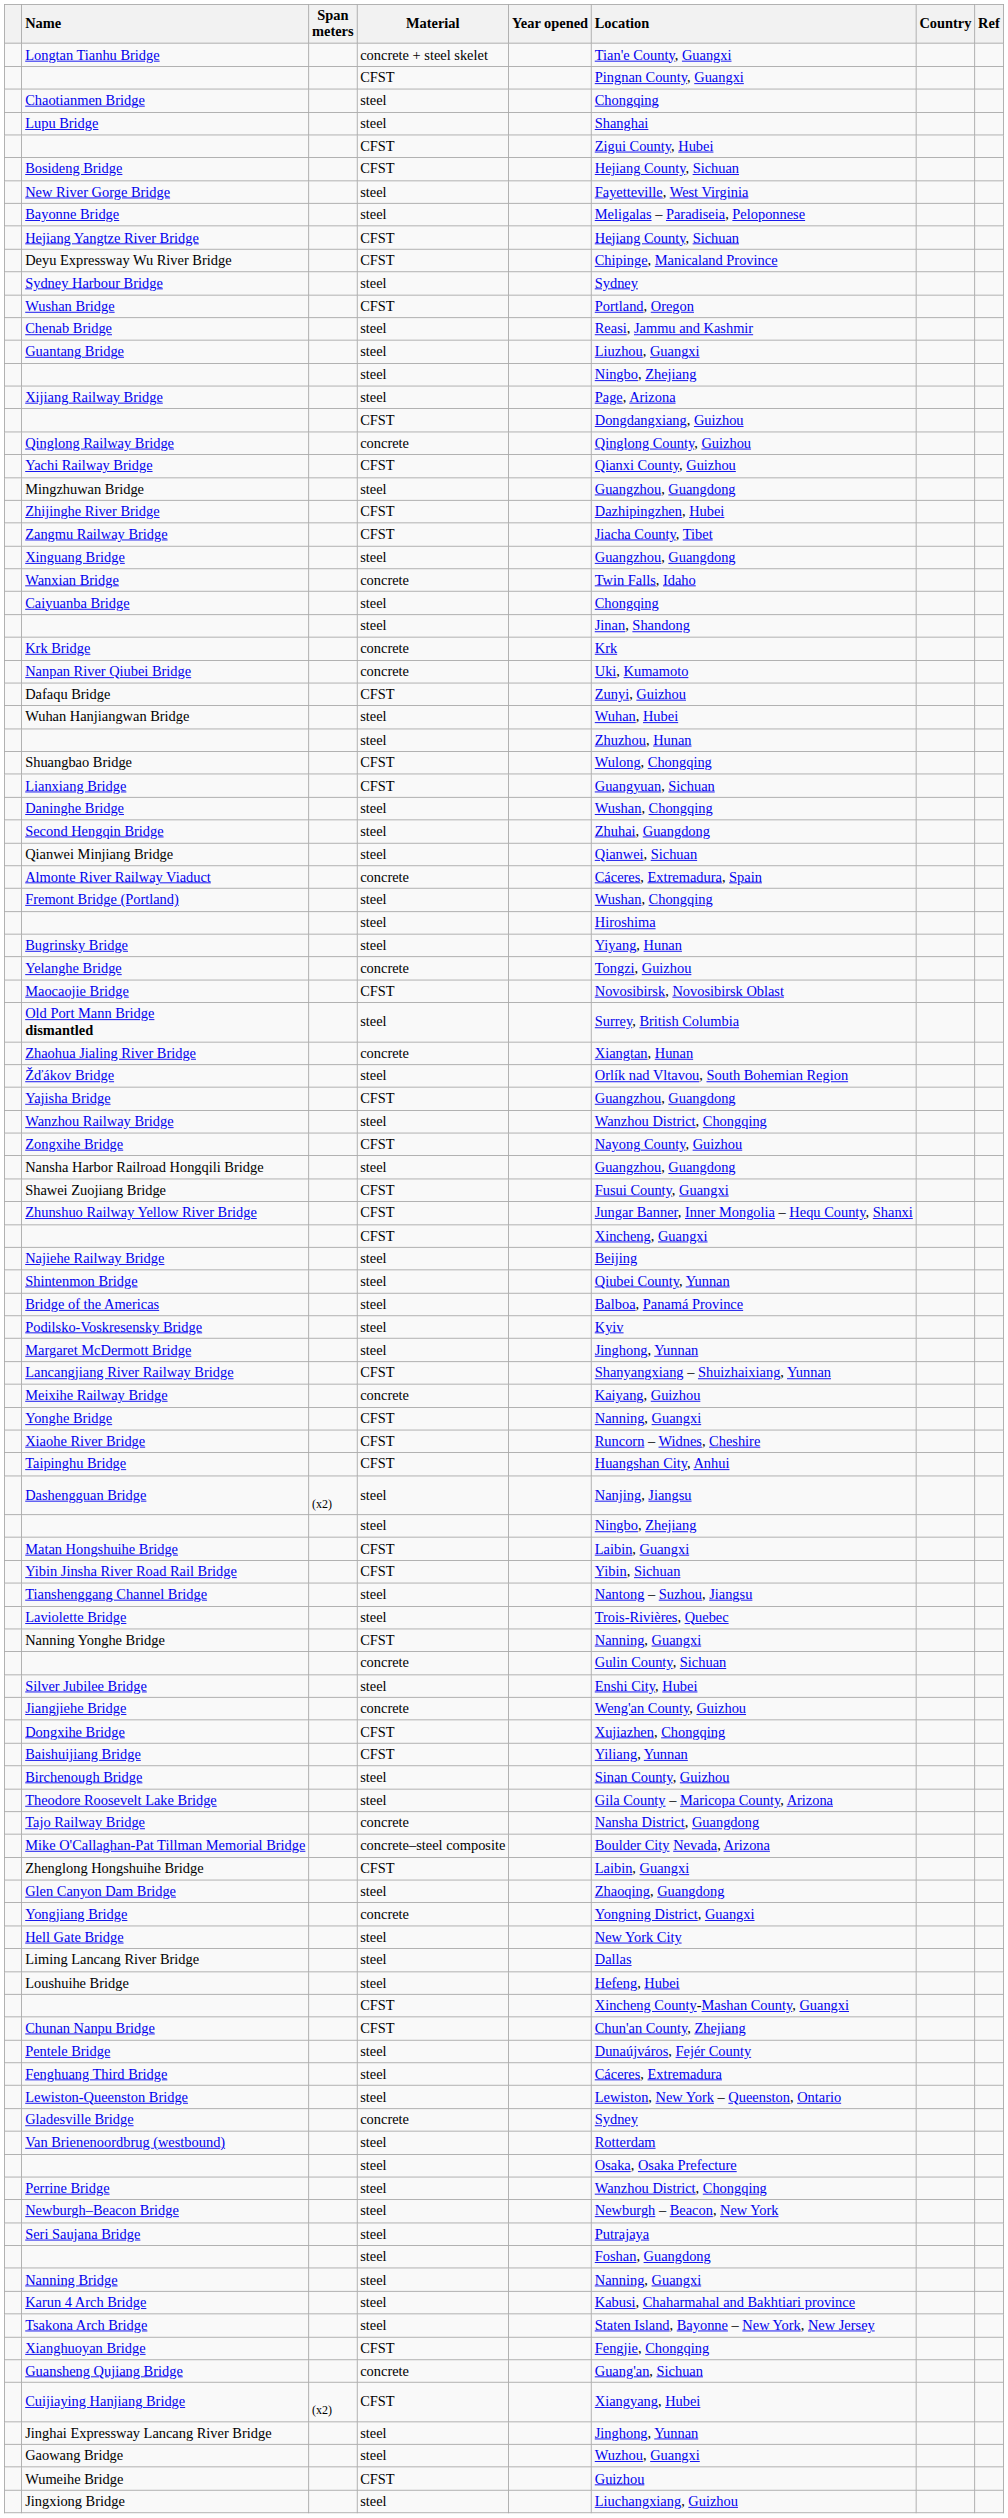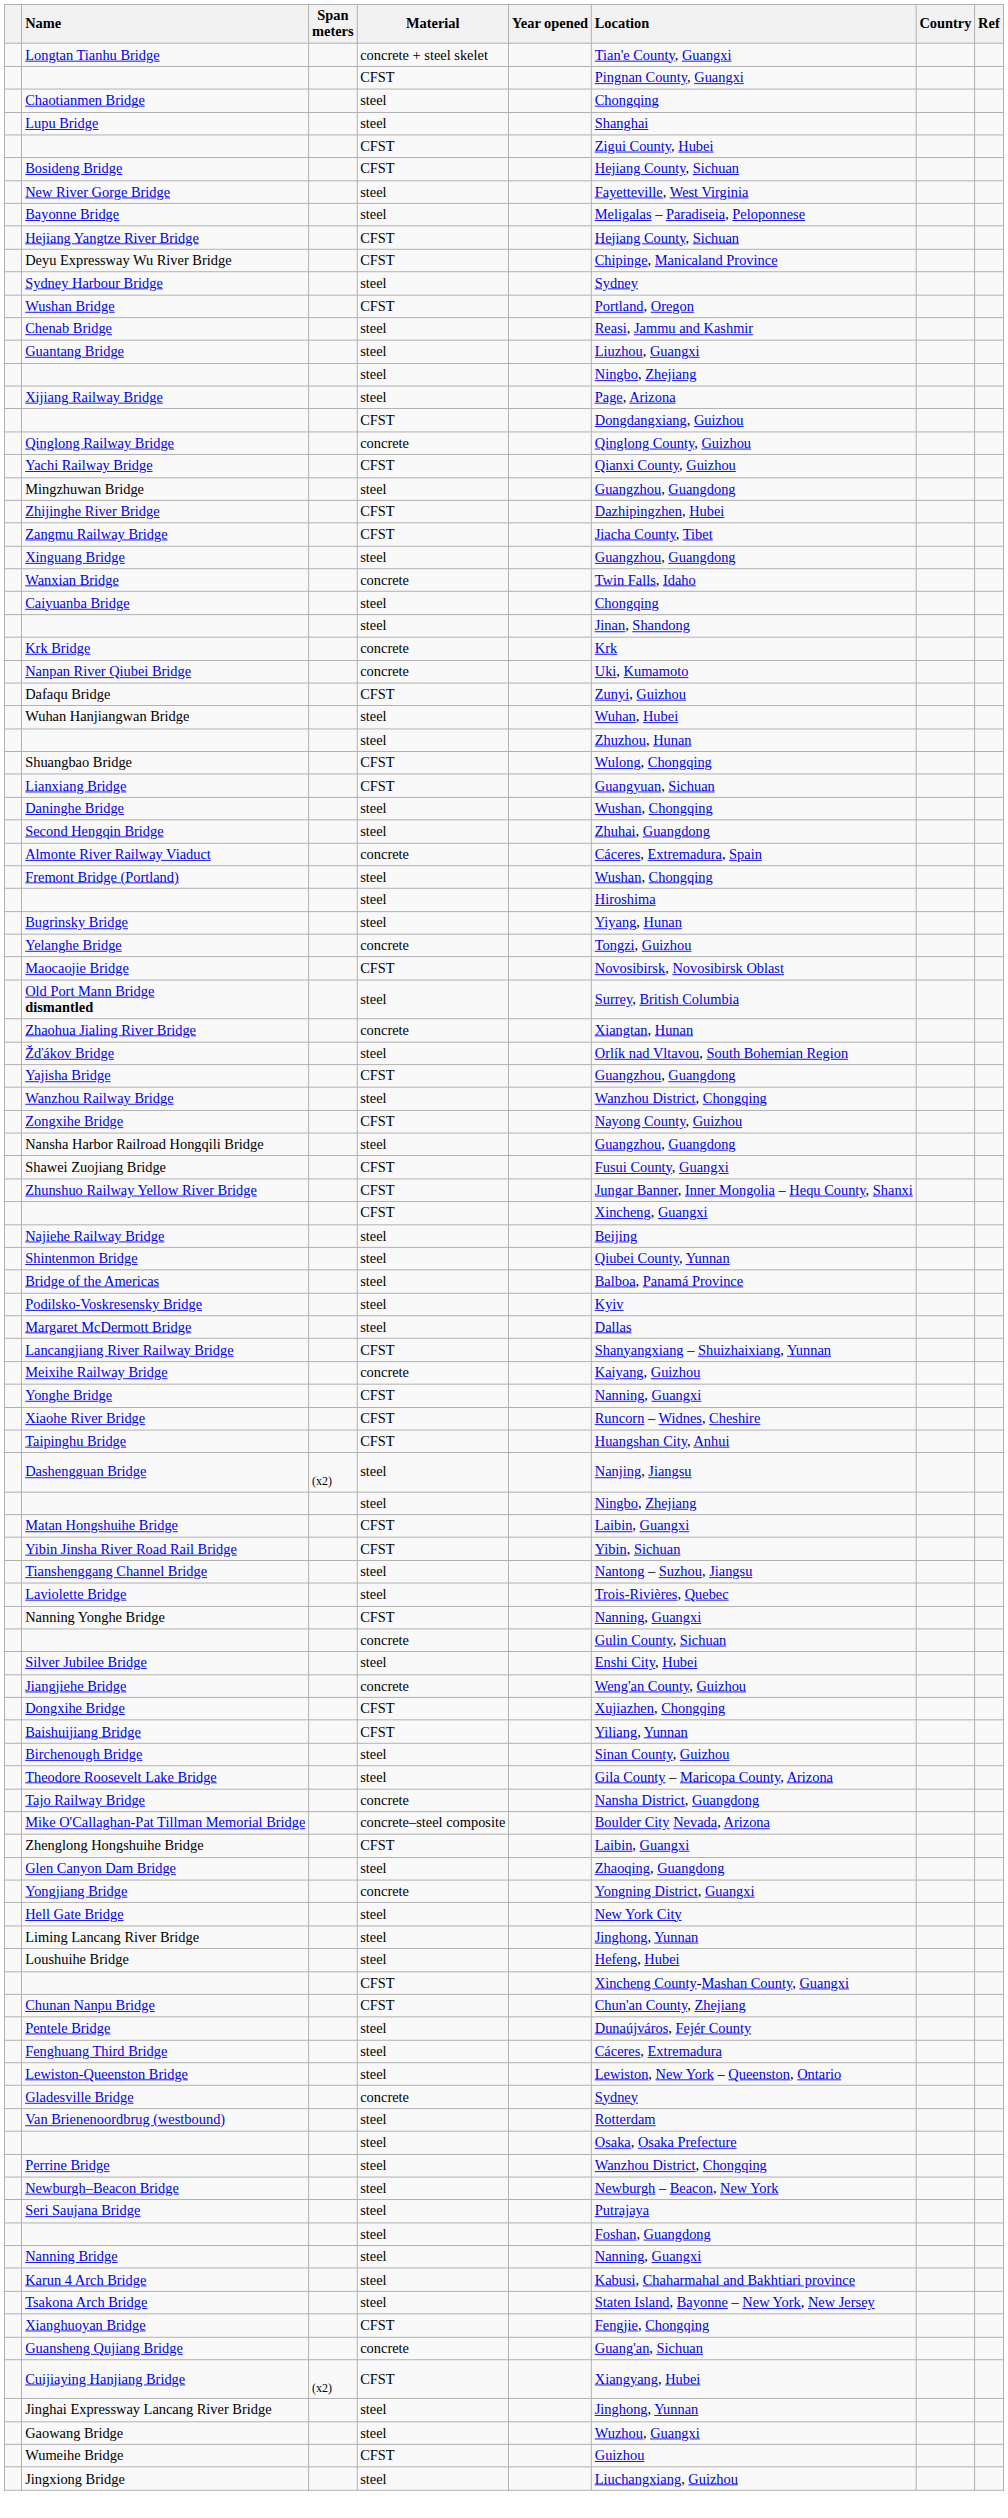- row: (99, 854)
(647, 1350) Jinghong, Yunnan -> (613, 1327) Dallas
(613, 1960) Dallas -> (647, 1937) Jinghong, Yunnan
